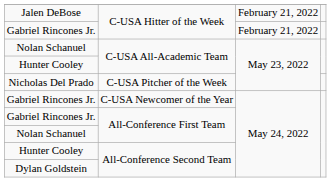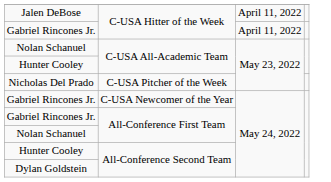(278, 13) February 21, 2022 -> (270, 13) April 11, 2022
(278, 30) February 21, 2022 -> (270, 30) April 11, 2022
